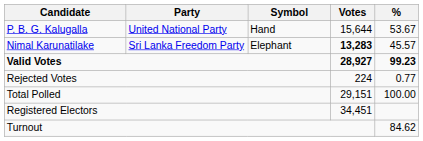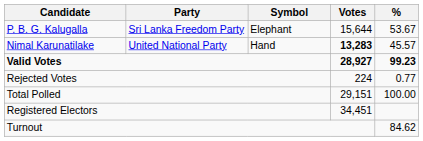(178, 29) United National Party -> (186, 29) Sri Lanka Freedom Party
(263, 29) Hand -> (271, 29) Elephant
(186, 45) Sri Lanka Freedom Party -> (178, 45) United National Party
(271, 45) Elephant -> (263, 45) Hand
